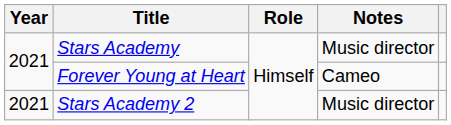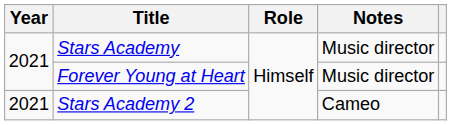(351, 76) Cameo -> (378, 76) Music director
(378, 104) Music director -> (351, 104) Cameo
